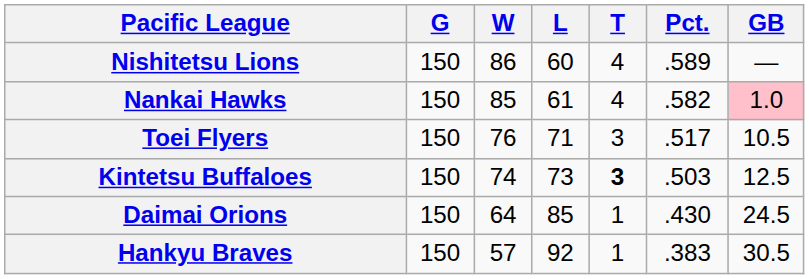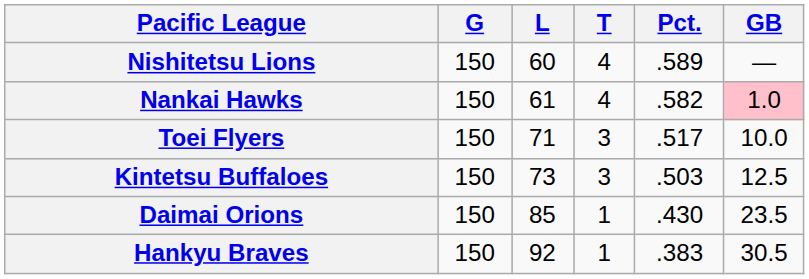- column: (503, 23)
(766, 138) 10.5 -> (764, 138) 10.0
(618, 176) bold -> (604, 176) normal
(766, 215) 24.5 -> (764, 215) 23.5
